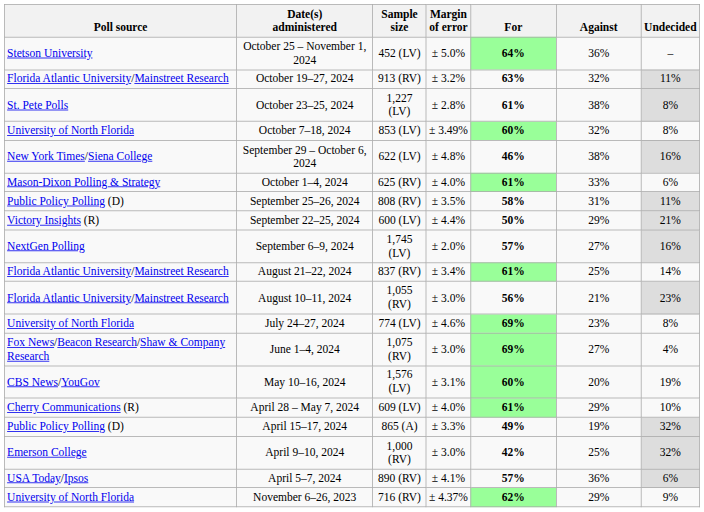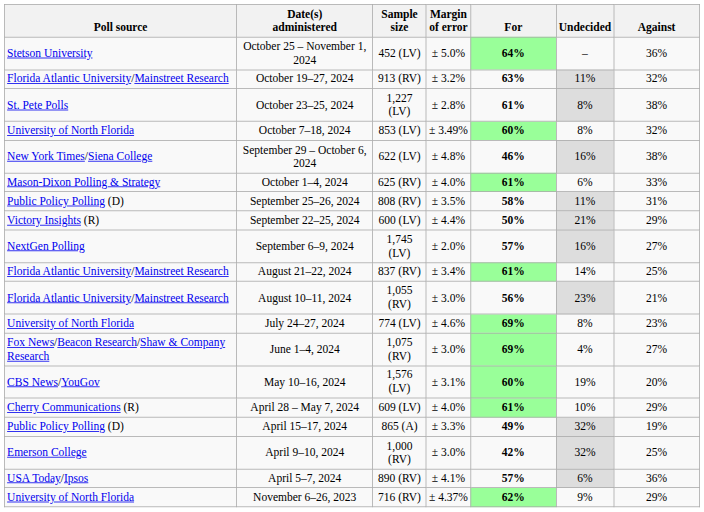columns swapped: (599, 27) <-> (670, 27)
